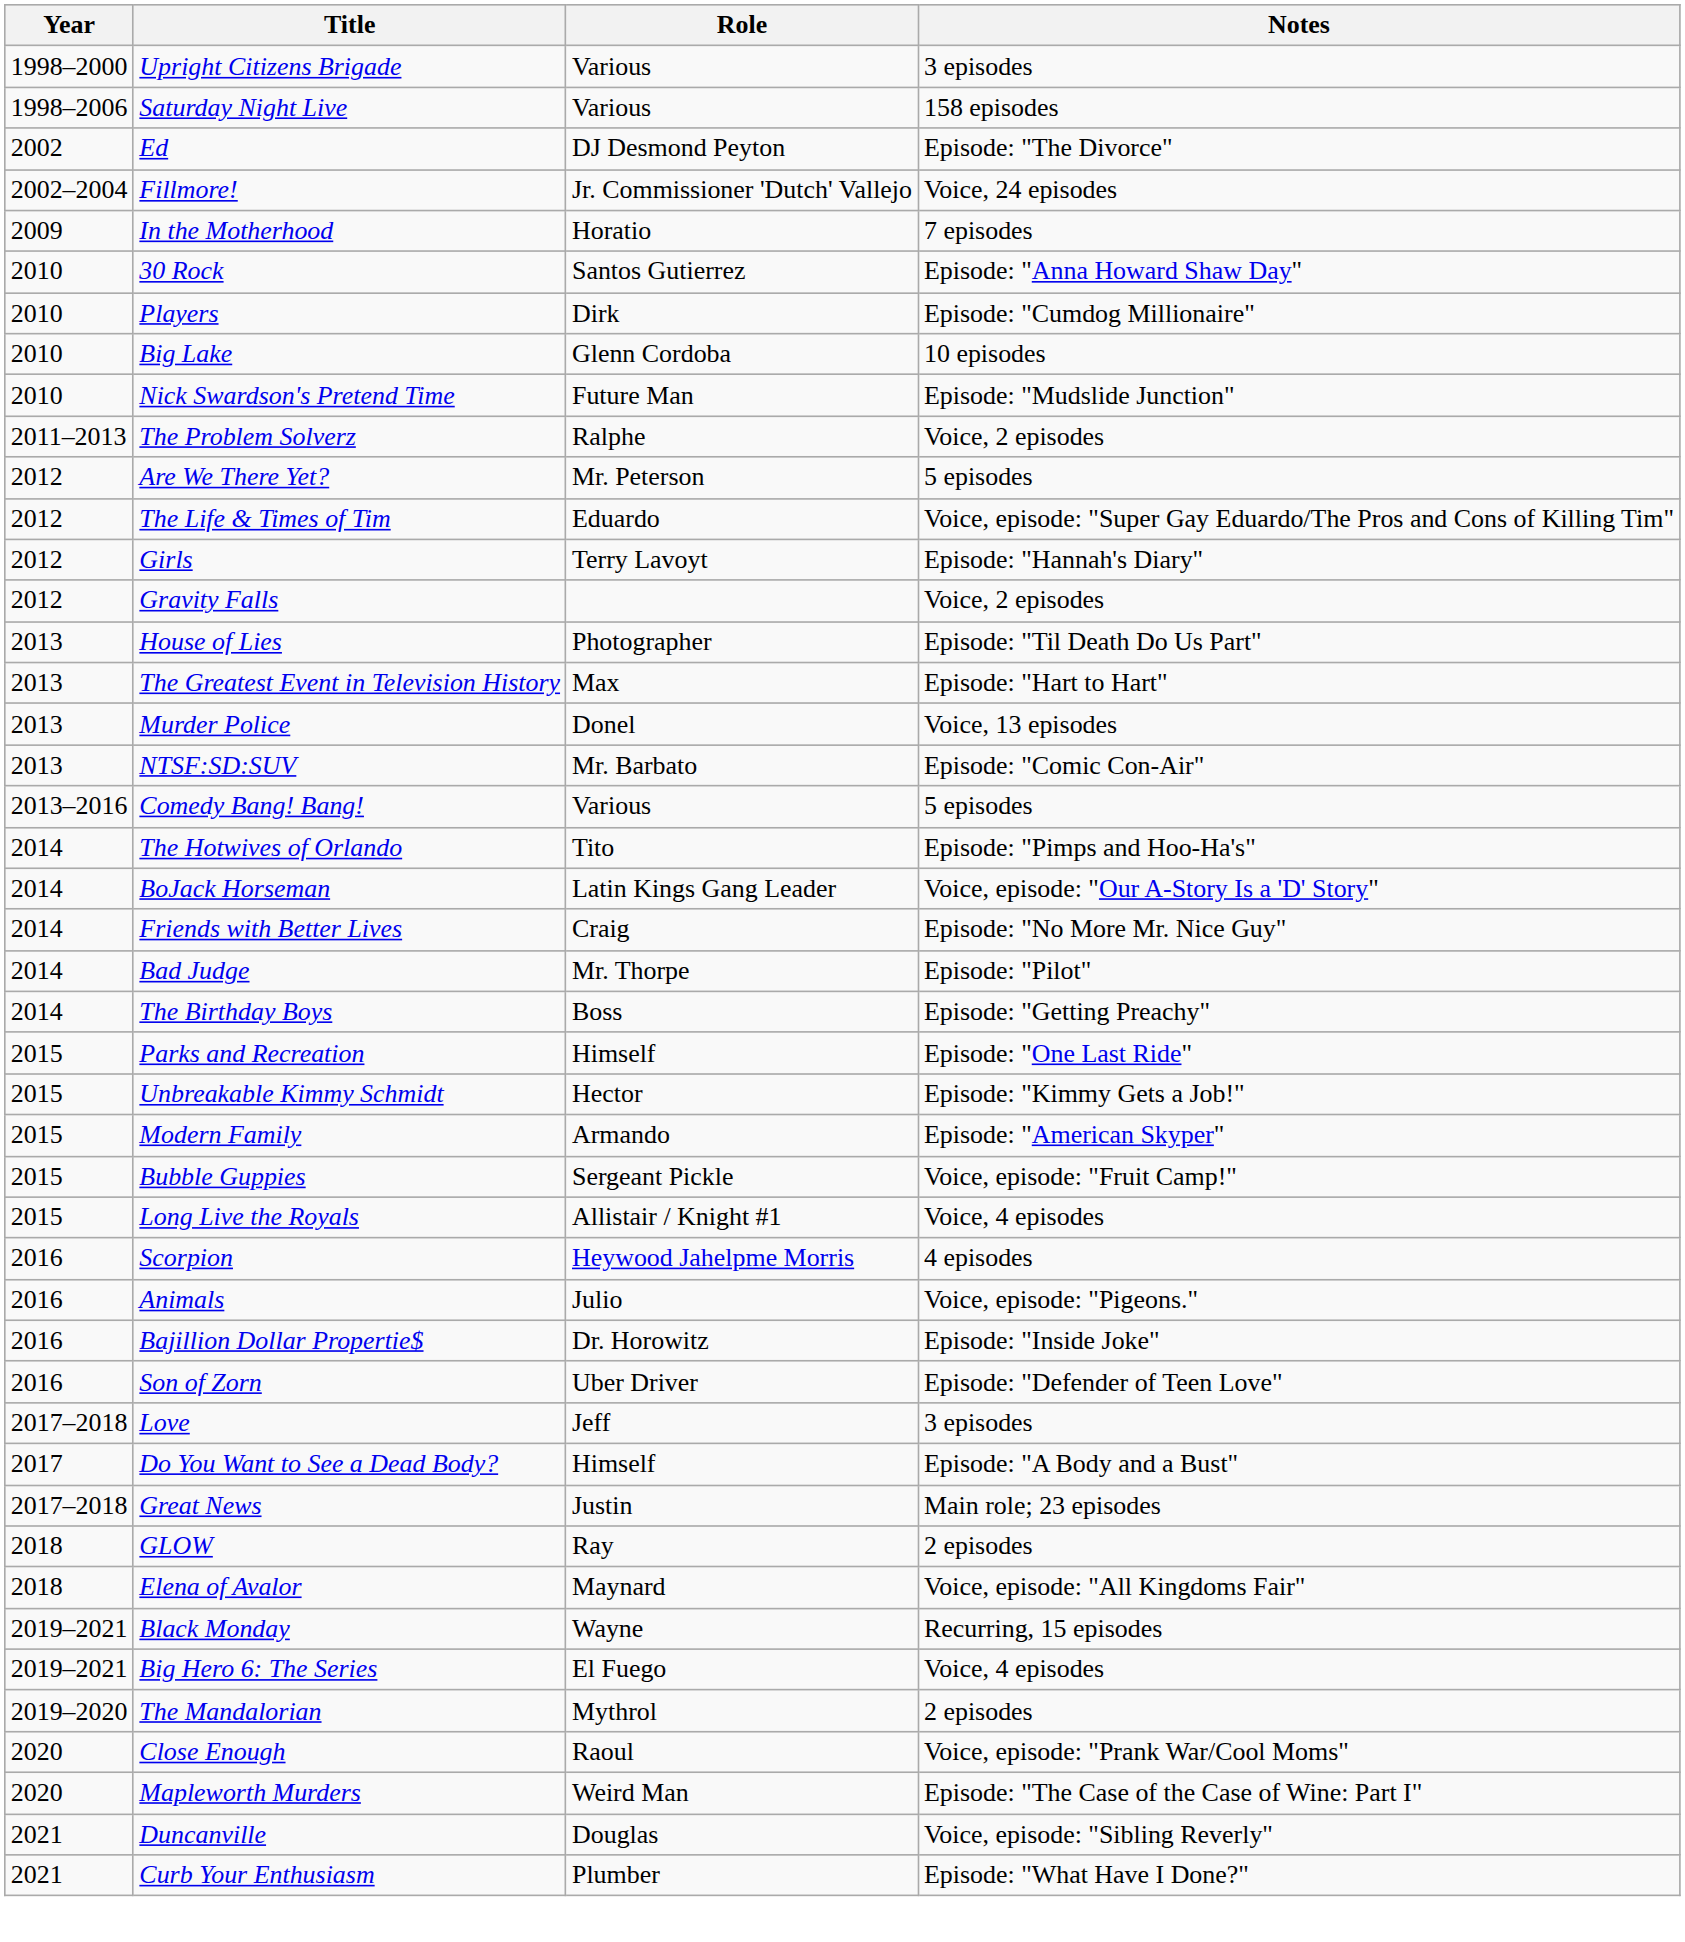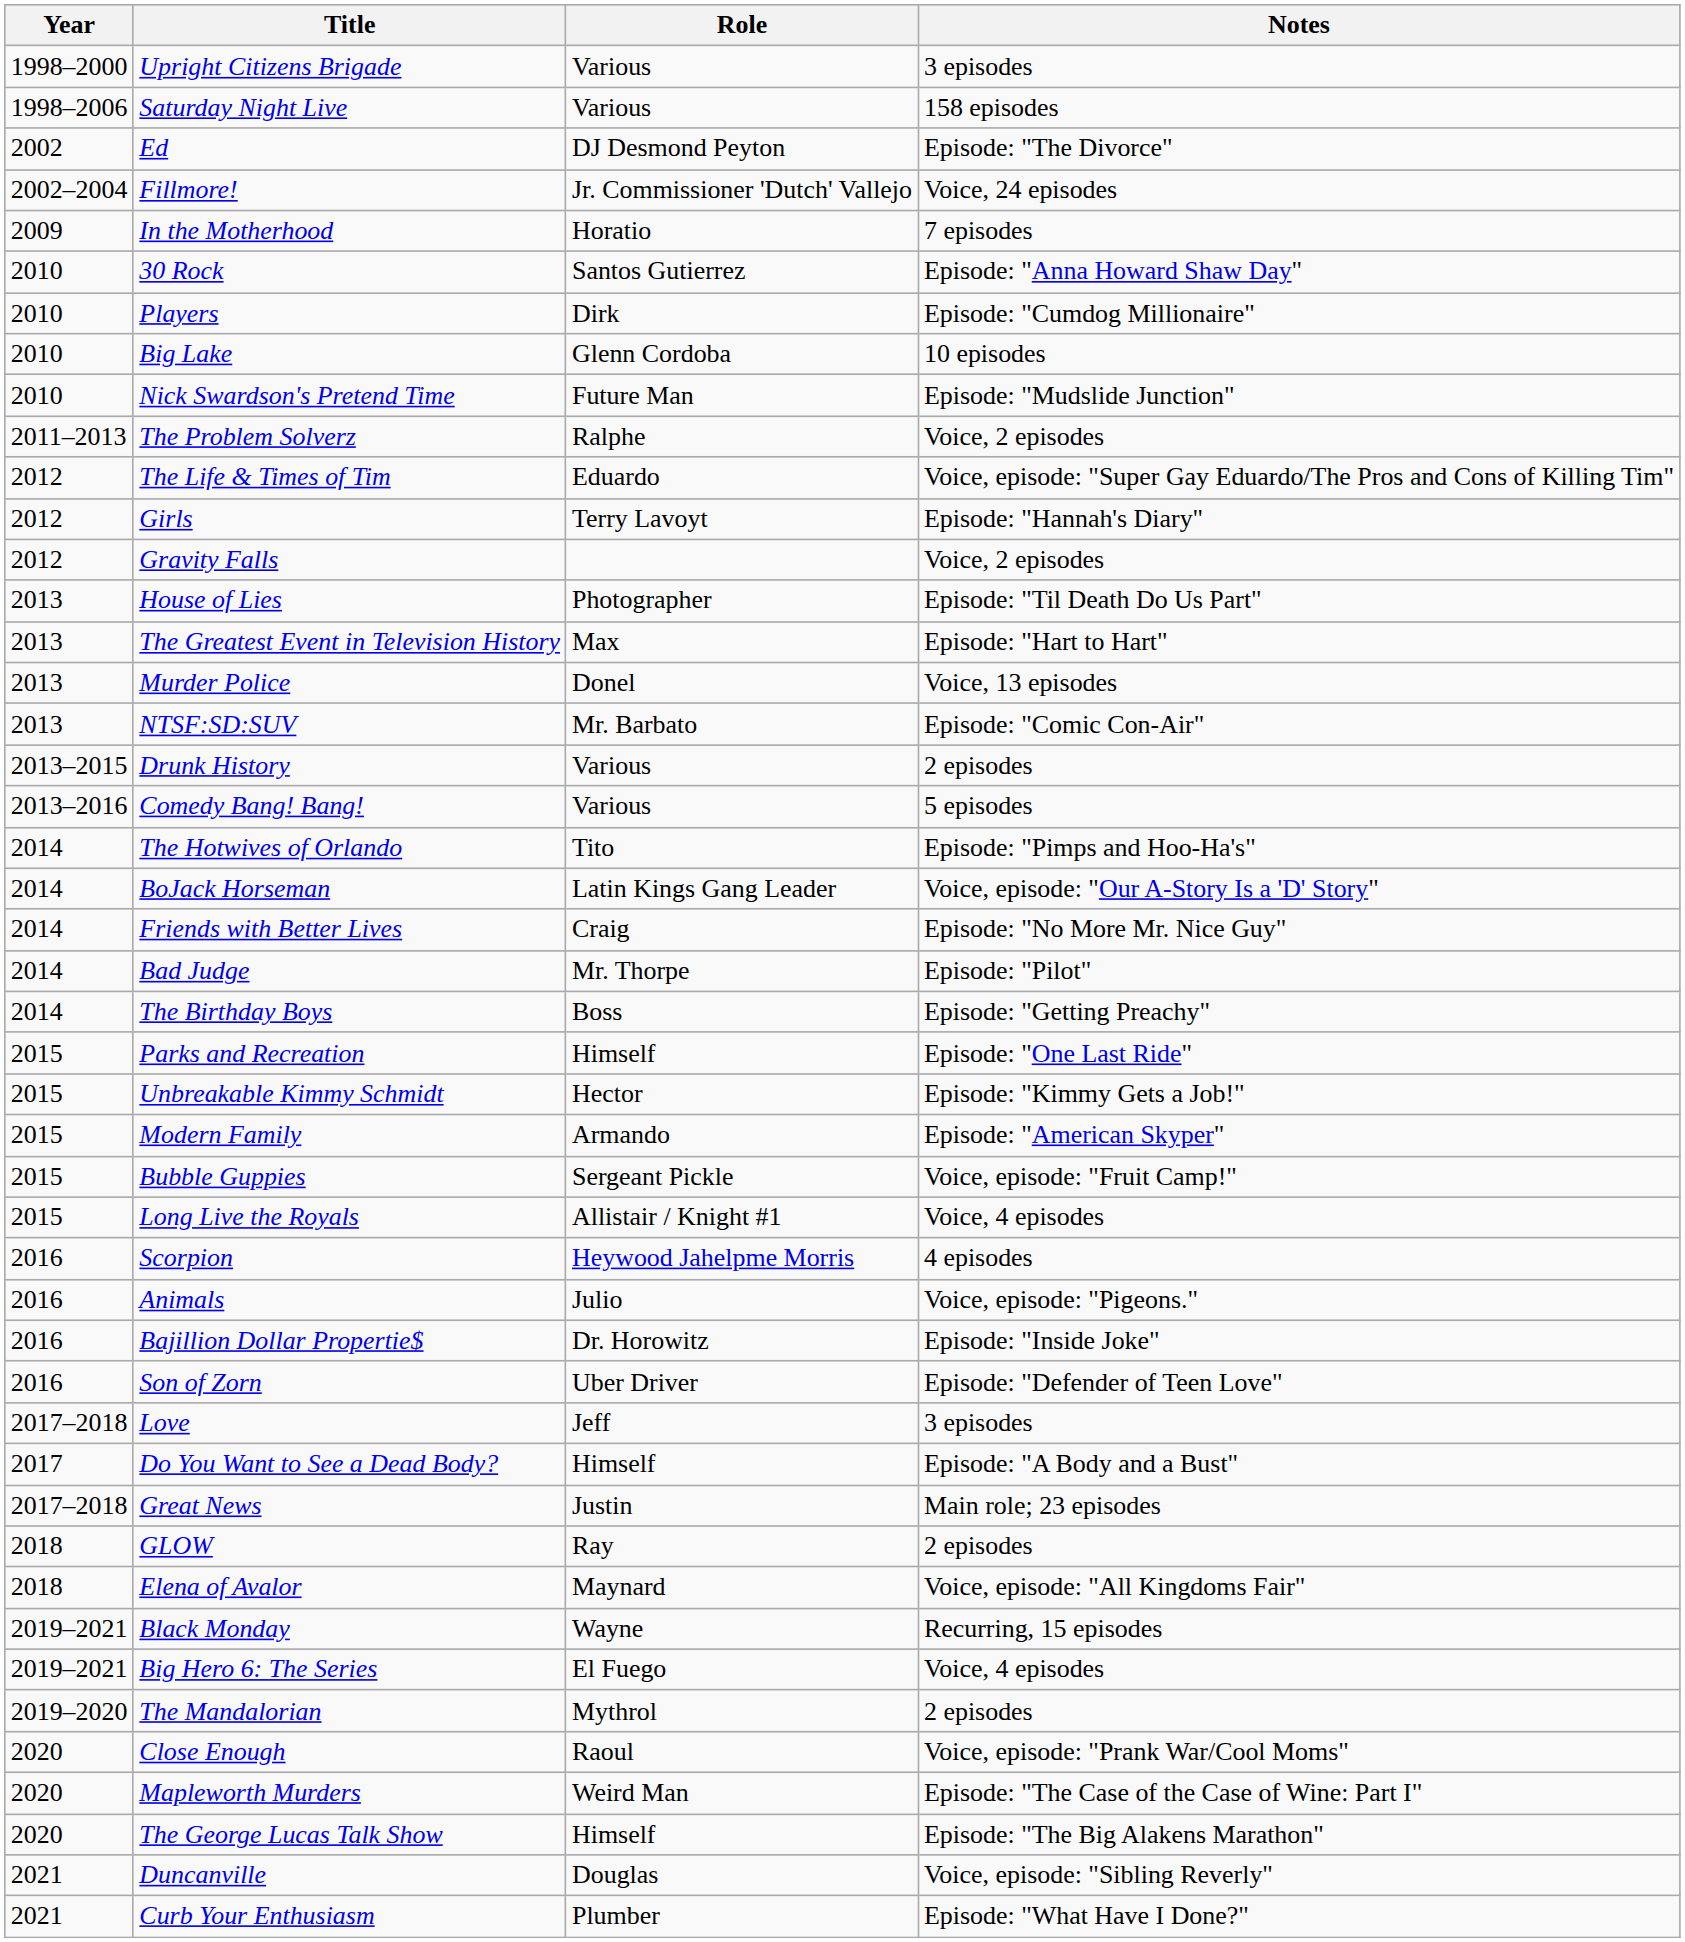- row: (234, 477)
+ row: (215, 764)
+ row: (291, 1833)
